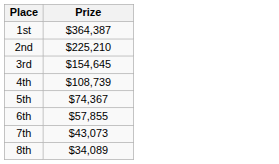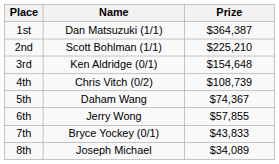+ column: (114, 13)
(88, 64) $154,645 -> (229, 64) $154,648
(88, 133) $43,073 -> (229, 133) $43,833
